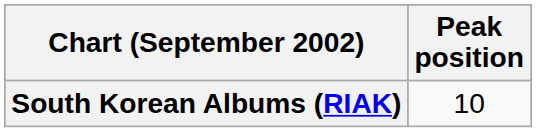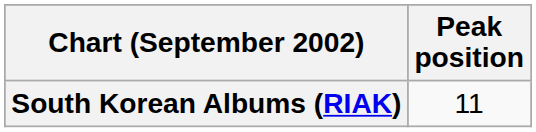(469, 103) 10 -> (469, 103) 11
